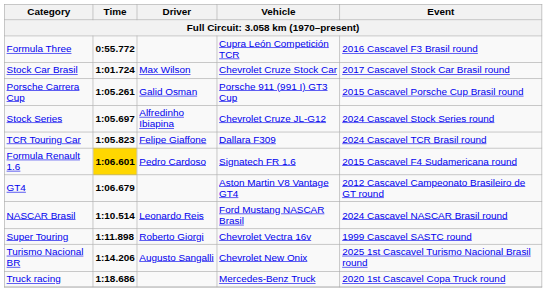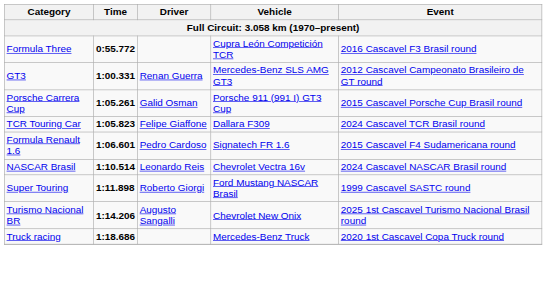+ row: (16, 76)
- row: (42, 70)
- row: (34, 118)
(115, 161) gold background -> (116, 145) no background
- row: (16, 188)
(272, 215) Ford Mustang NASCAR Brasil -> (259, 167) Chevrolet Vectra 16v
(265, 236) Chevrolet Vectra 16v -> (266, 188) Ford Mustang NASCAR Brasil
